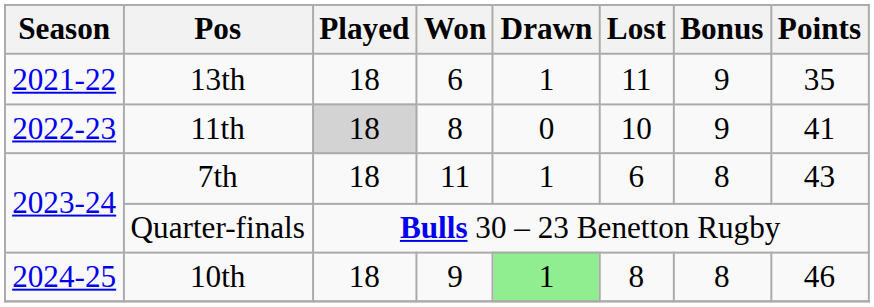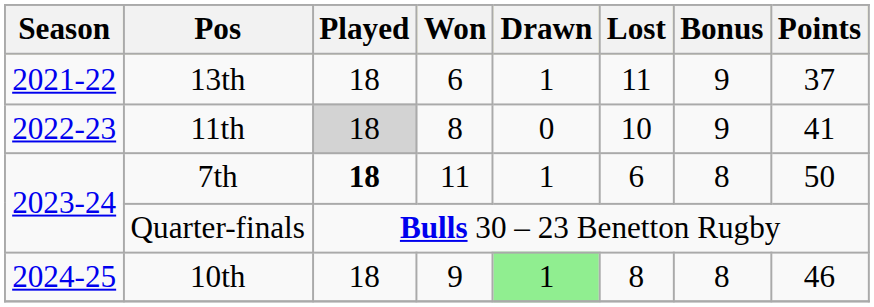(819, 78) 35 -> (819, 78) 37
(364, 177) normal -> (364, 177) bold
(819, 177) 43 -> (819, 177) 50
